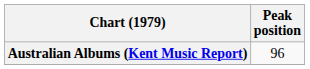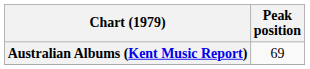(277, 53) 96 -> (277, 53) 69
